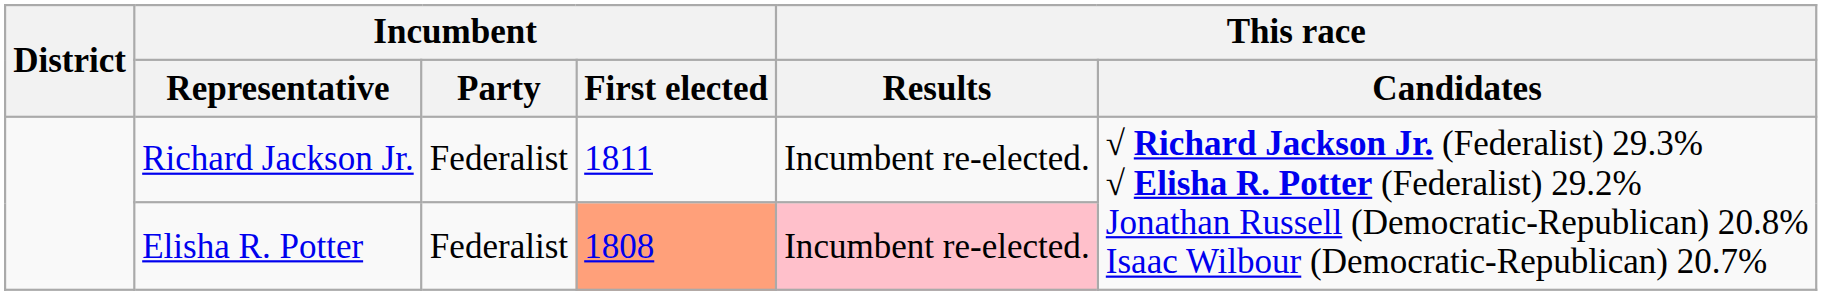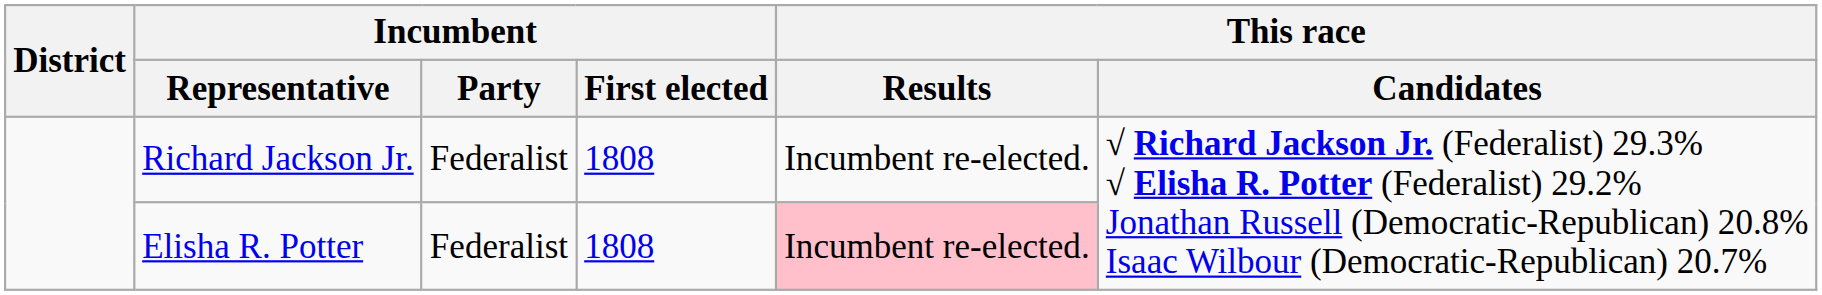(619, 159) 1811 -> (619, 159) 1808
(619, 246) lightsalmon background -> (619, 246) no background
